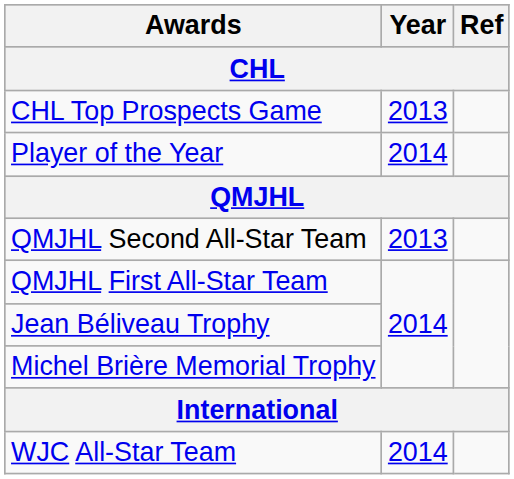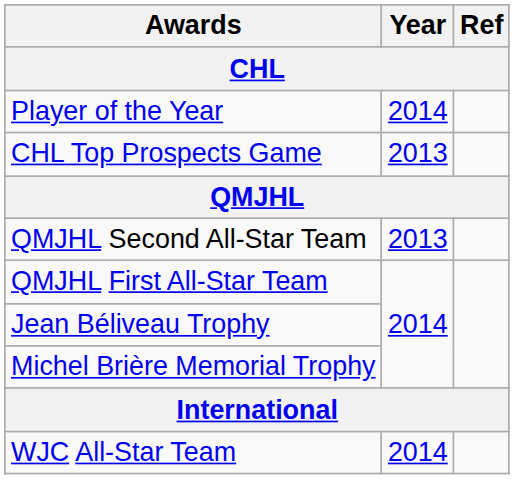rows swapped: (166, 111) <-> (117, 153)
